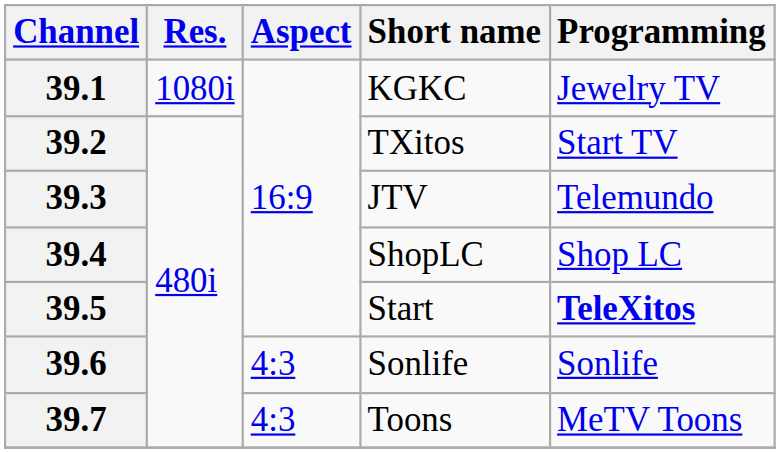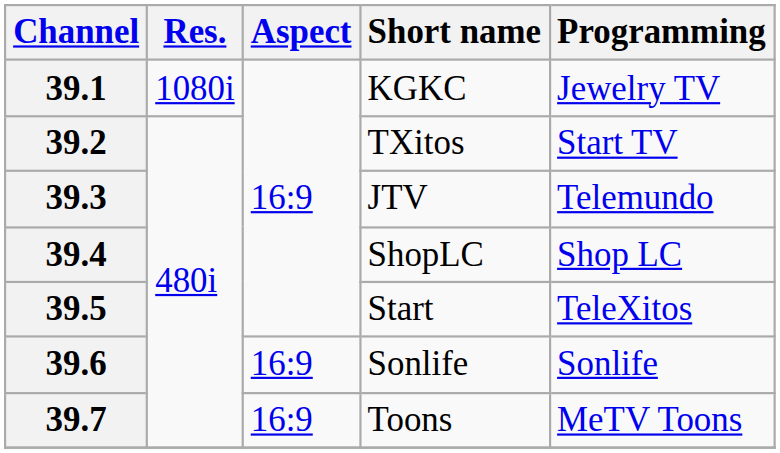(626, 308) bold -> (625, 308) normal
(273, 364) 4:3 -> (282, 364) 16:9
(273, 419) 4:3 -> (282, 419) 16:9
